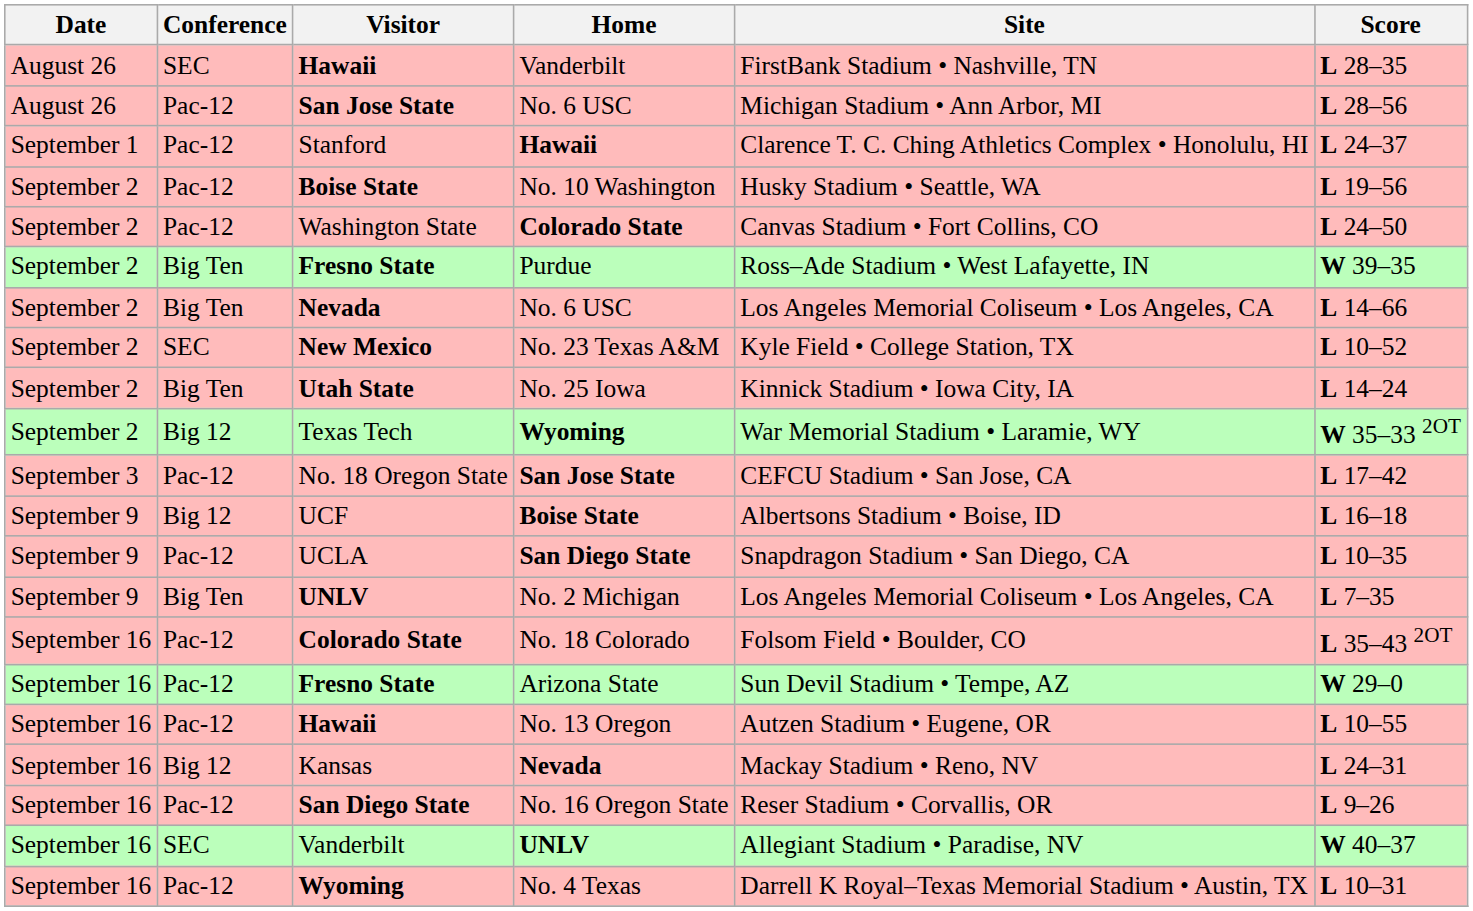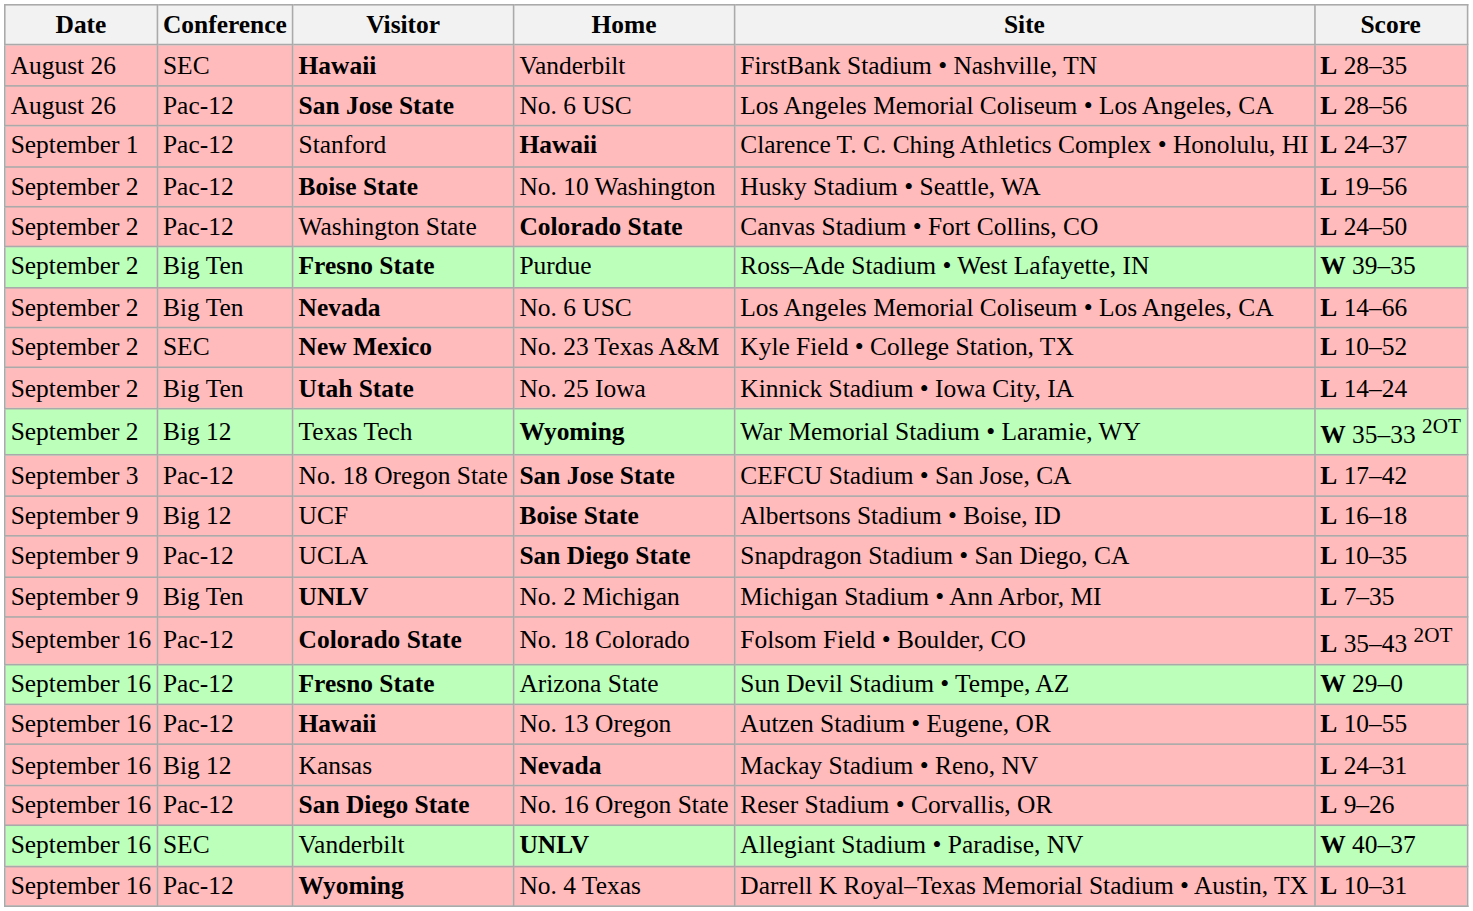(921, 105) Michigan Stadium • Ann Arbor, MI -> (1007, 105) Los Angeles Memorial Coliseum • Los Angeles, CA
(1007, 596) Los Angeles Memorial Coliseum • Los Angeles, CA -> (921, 596) Michigan Stadium • Ann Arbor, MI
